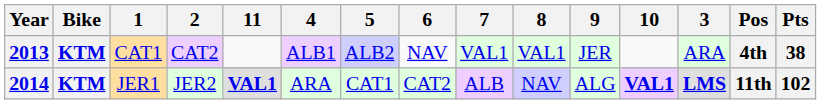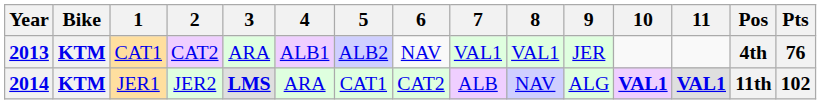columns swapped: (705, 20) <-> (252, 20)
(796, 51) 38 -> (796, 51) 76
